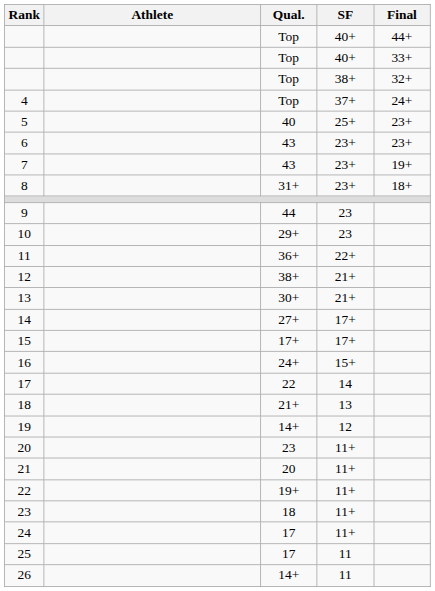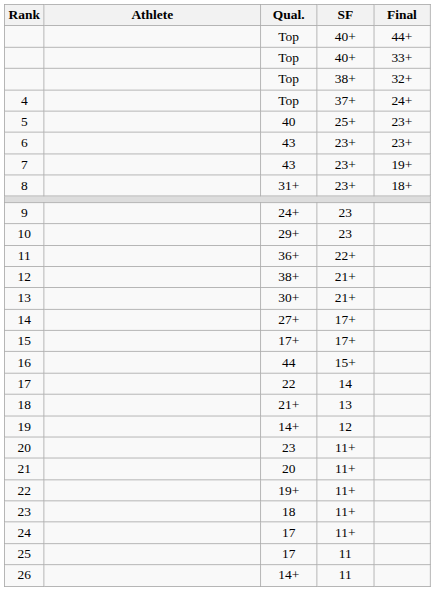(289, 213) 44 -> (289, 213) 24+
(289, 362) 24+ -> (289, 362) 44
